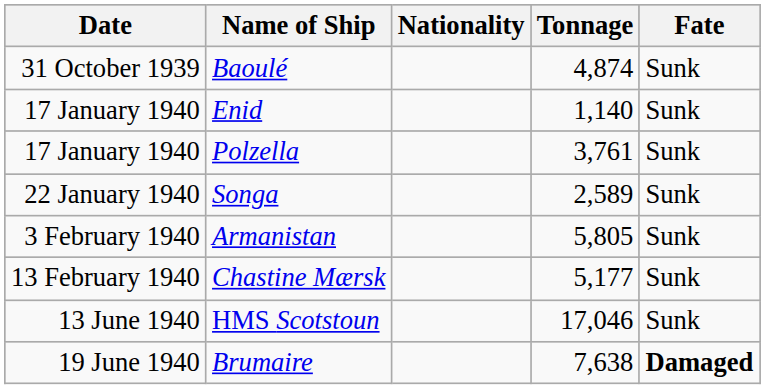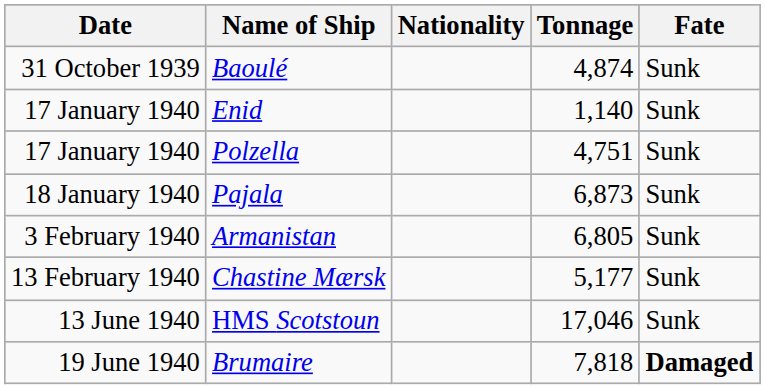(603, 151) 3,761 -> (603, 151) 4,751
+ row: (247, 194)
- row: (245, 194)
(603, 236) 5,805 -> (603, 236) 6,805
(603, 362) 7,638 -> (603, 362) 7,818
